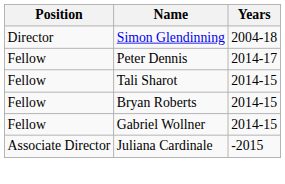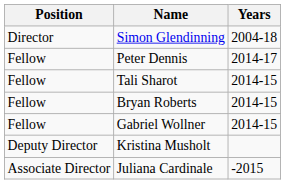+ row: (164, 146)
